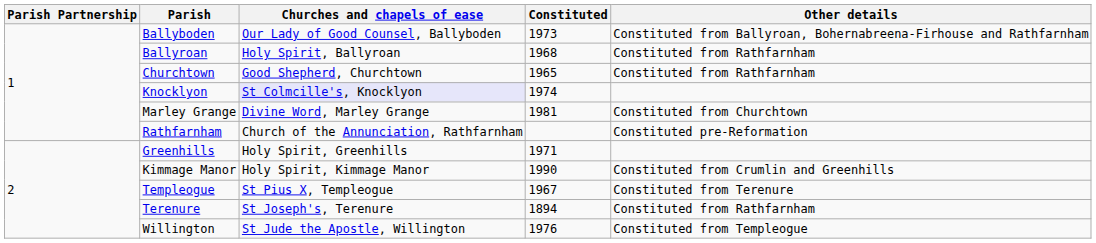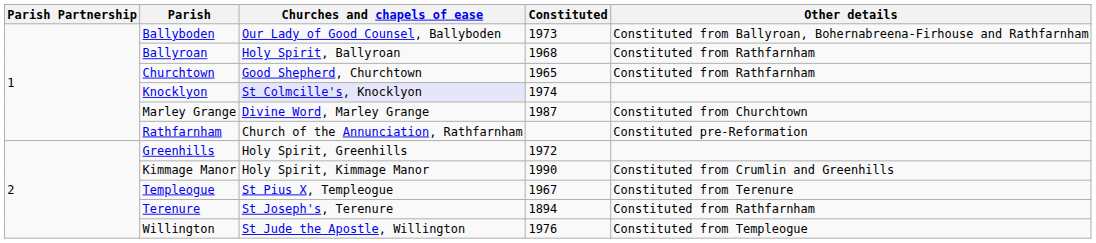(543, 112) 1981 -> (543, 112) 1987
(543, 151) 1971 -> (543, 151) 1972
